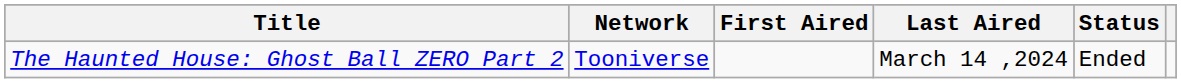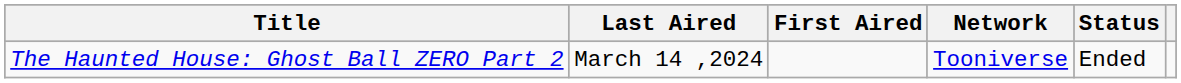columns swapped: (642, 23) <-> (974, 23)
